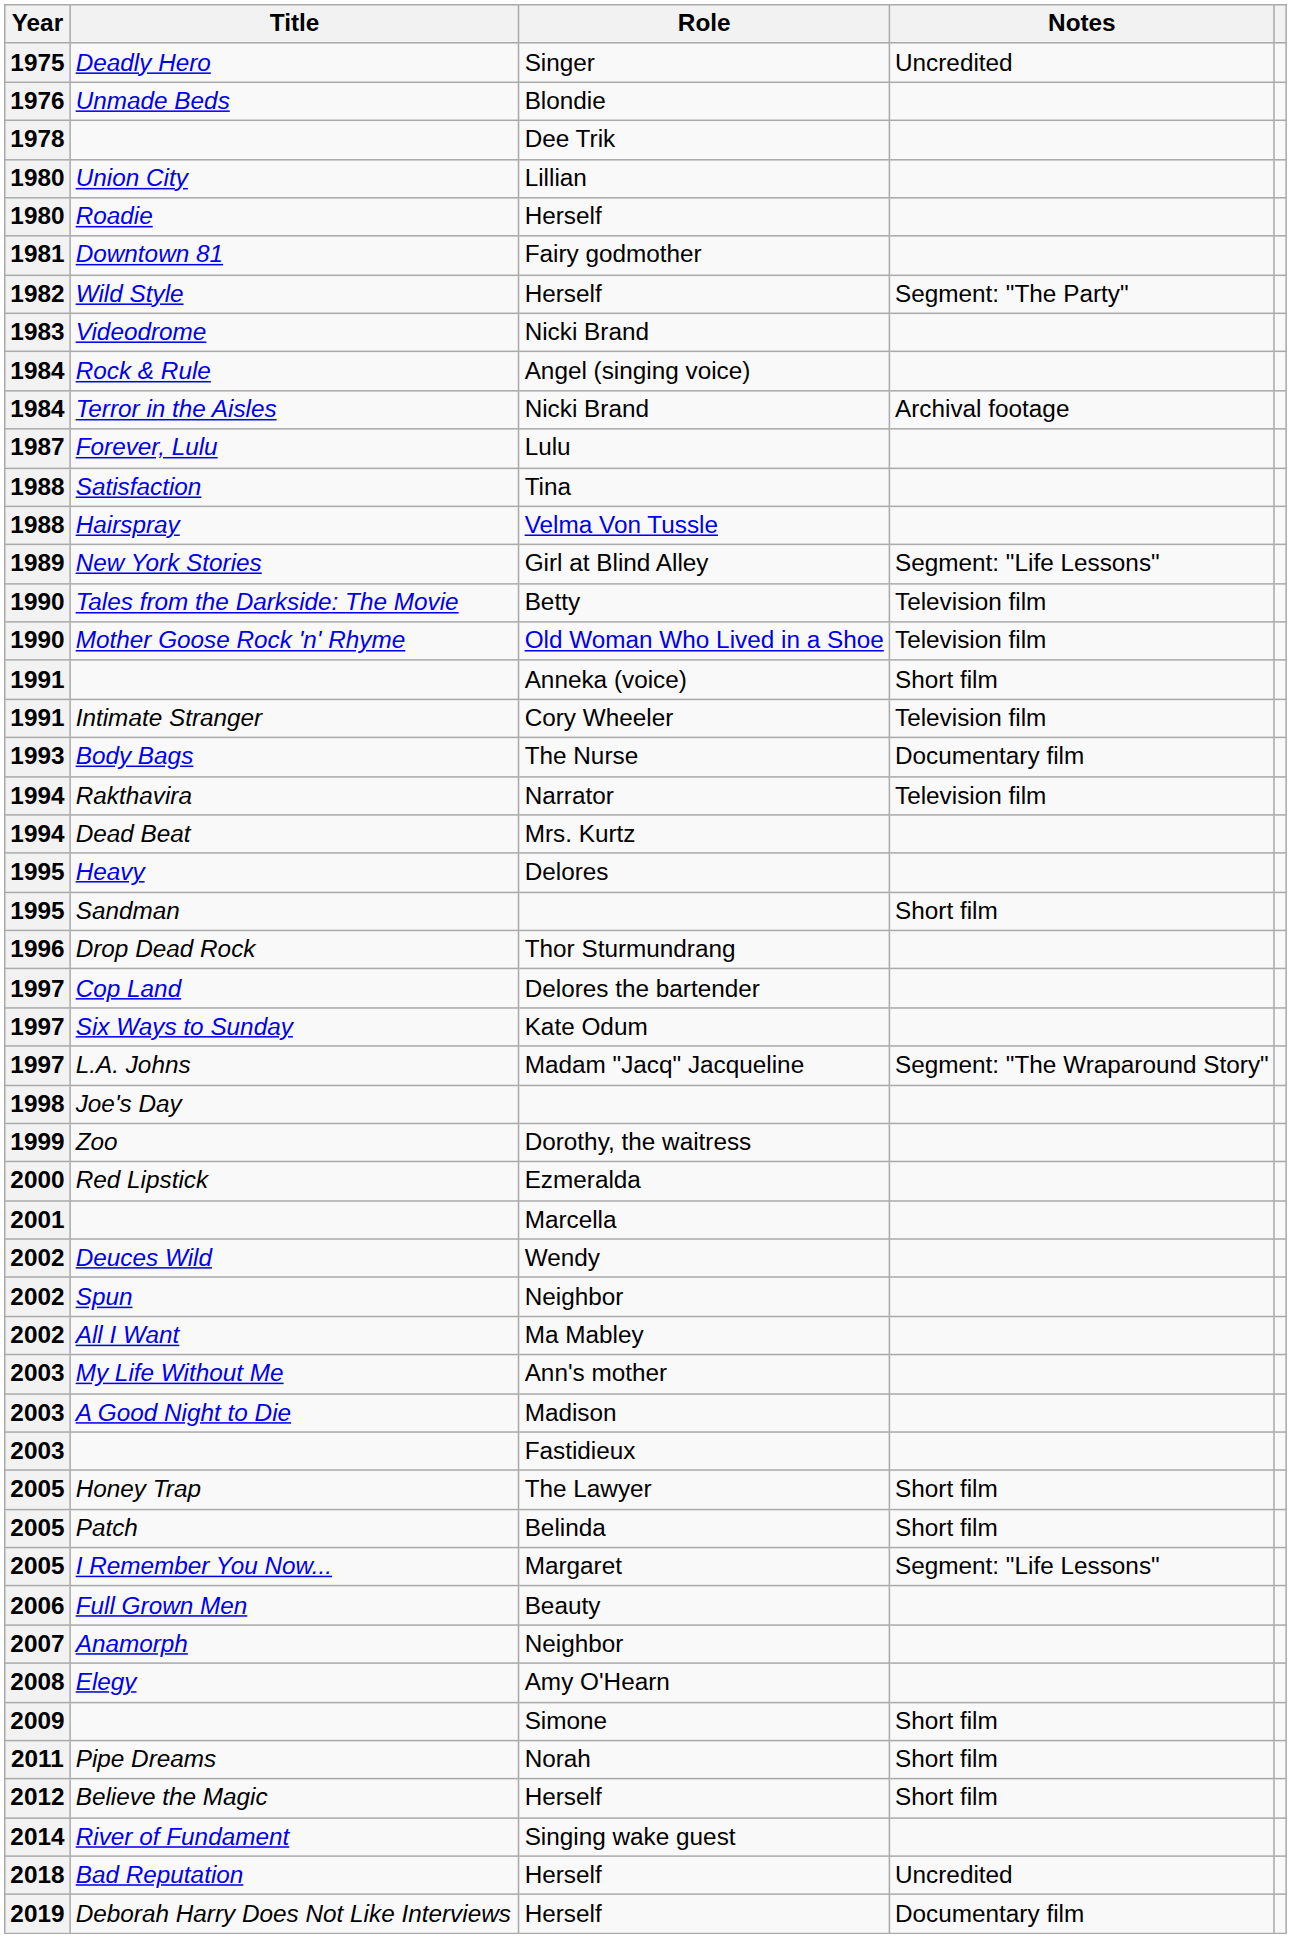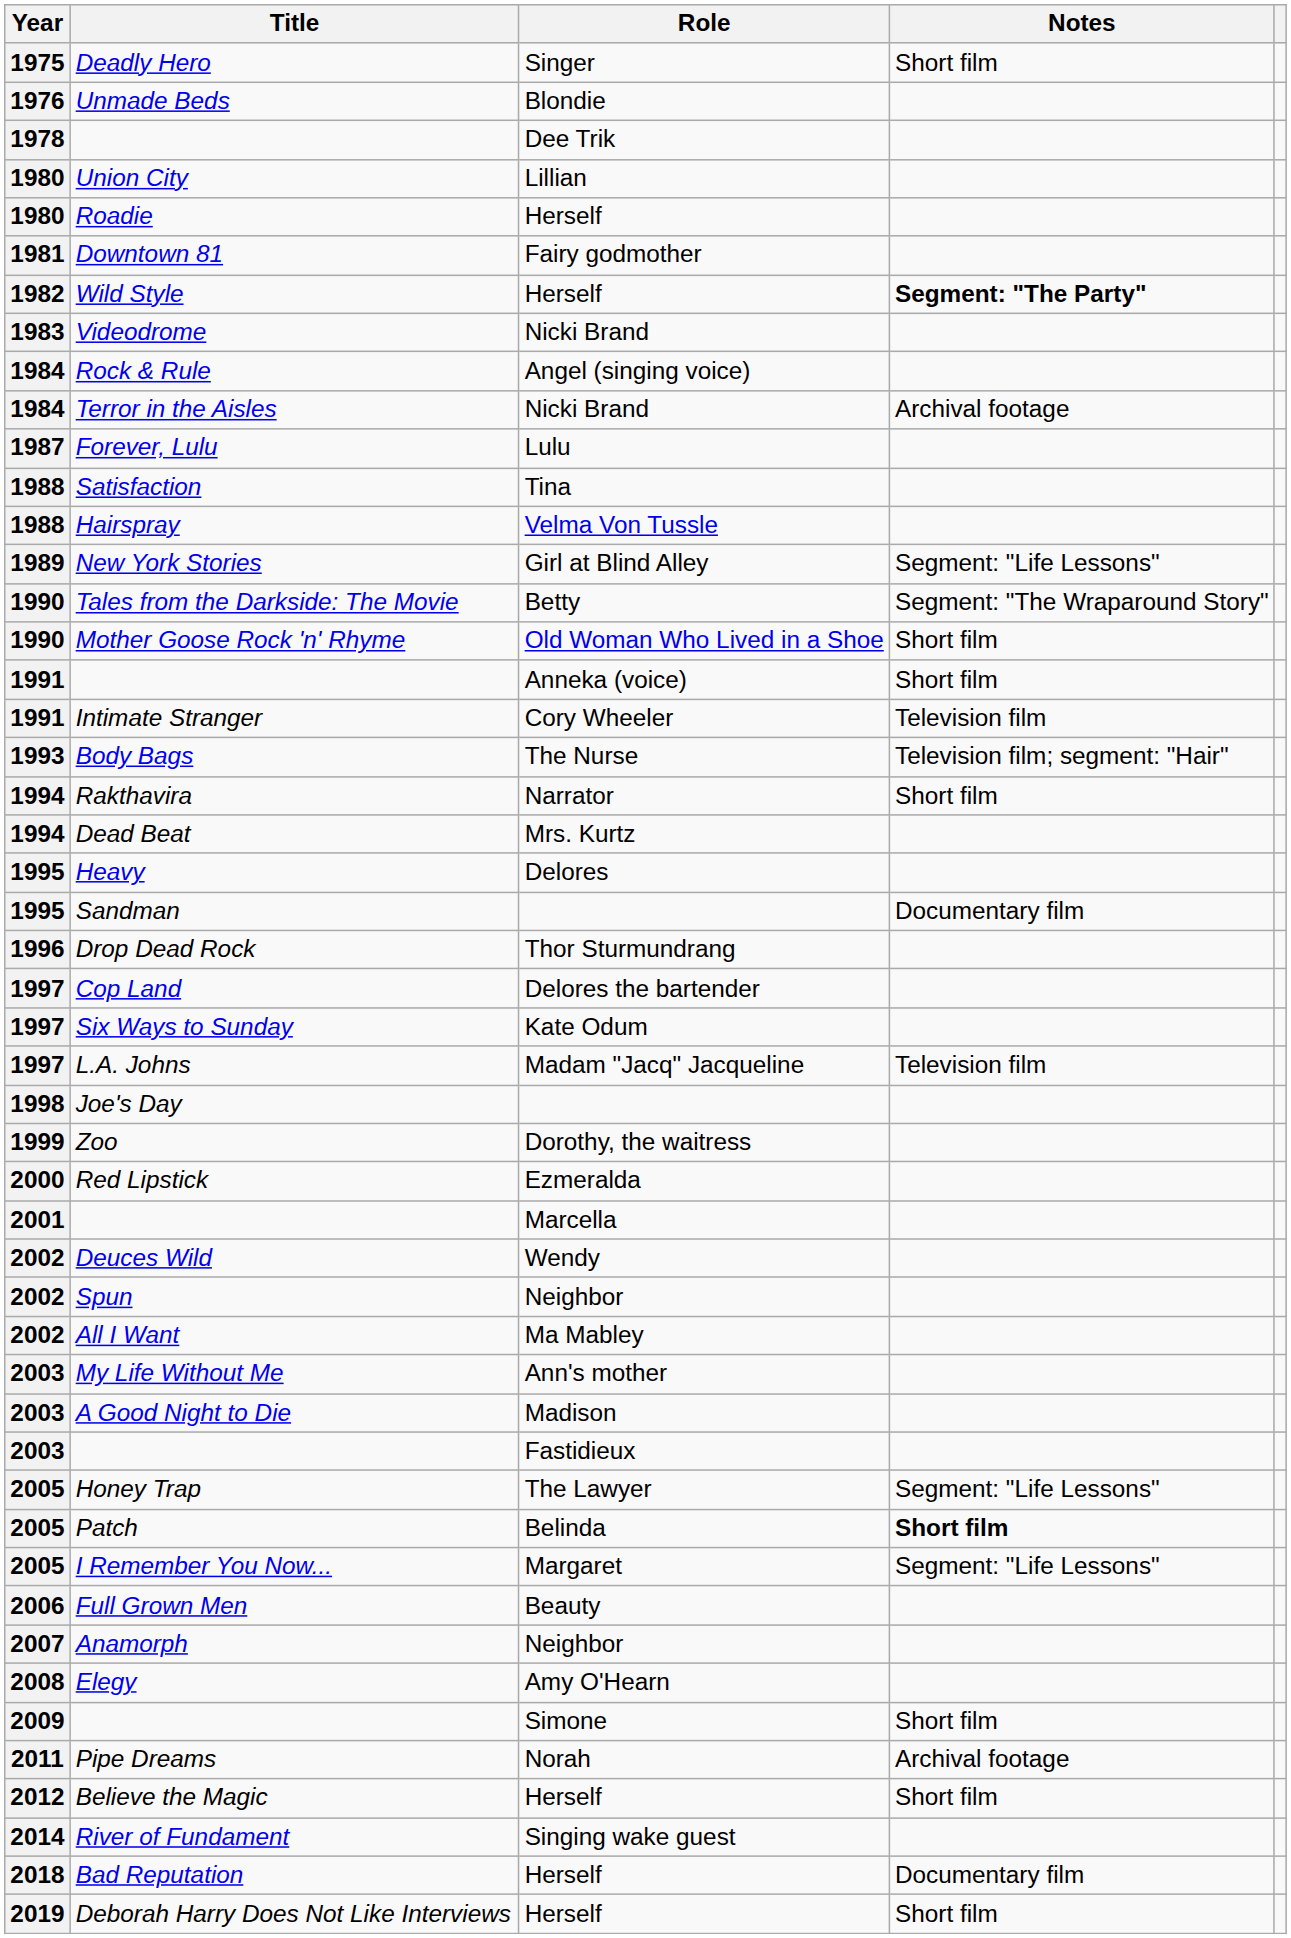(954, 62) Uncredited -> (946, 62) Short film
(1012, 293) normal -> (1021, 293) bold
(971, 602) Television film -> (1082, 602) Segment: "The Wraparound Story"
(971, 640) Television film -> (946, 640) Short film
(990, 756) Documentary film -> (1062, 756) Television film; segment: "Hair"
(971, 795) Television film -> (946, 795) Short film
(946, 910) Short film -> (990, 910) Documentary film
(1082, 1065) Segment: "The Wraparound Story" -> (971, 1065) Television film
(946, 1489) Short film -> (1027, 1489) Segment: "Life Lessons"
(946, 1528) normal -> (952, 1528) bold
(946, 1759) Short film -> (982, 1759) Archival footage
(954, 1875) Uncredited -> (990, 1875) Documentary film
(990, 1913) Documentary film -> (946, 1913) Short film
